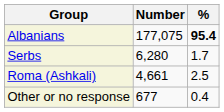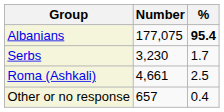(152, 55) 6,280 -> (152, 55) 3,230
(147, 96) 677 -> (147, 96) 657
